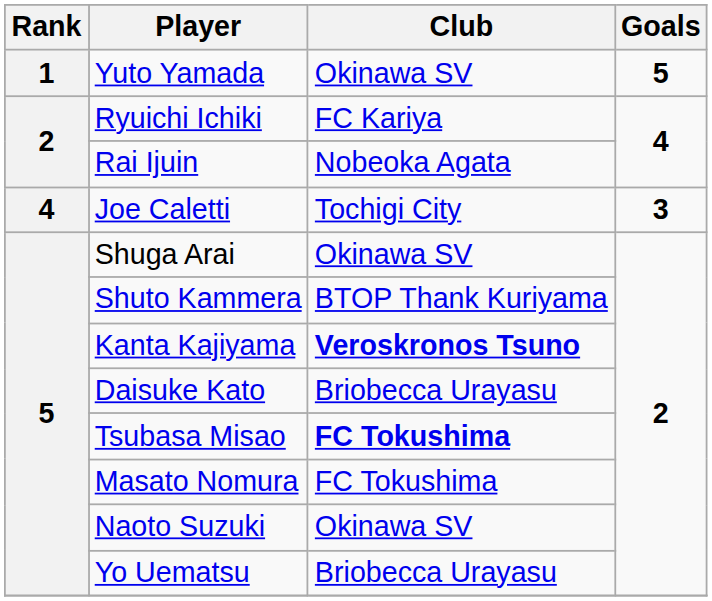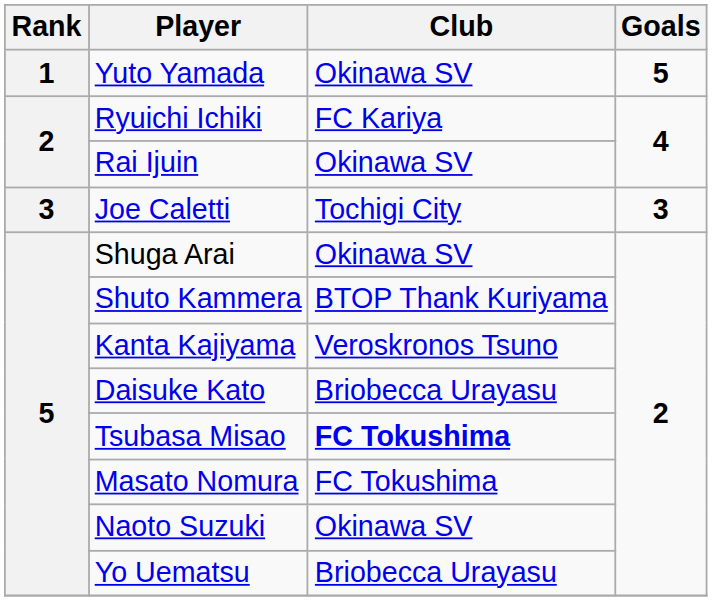(413, 163) Nobeoka Agata -> (394, 163) Okinawa SV
(47, 208) 4 -> (47, 208) 3
(448, 345) bold -> (436, 345) normal
